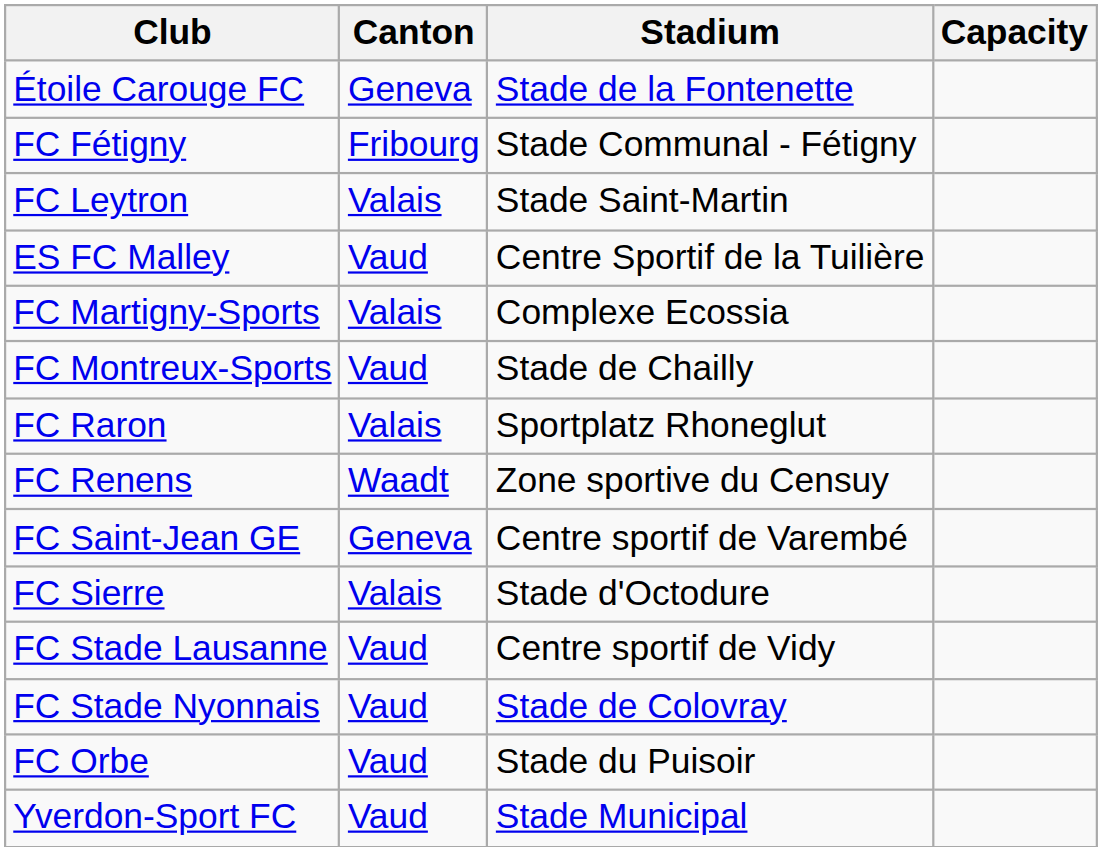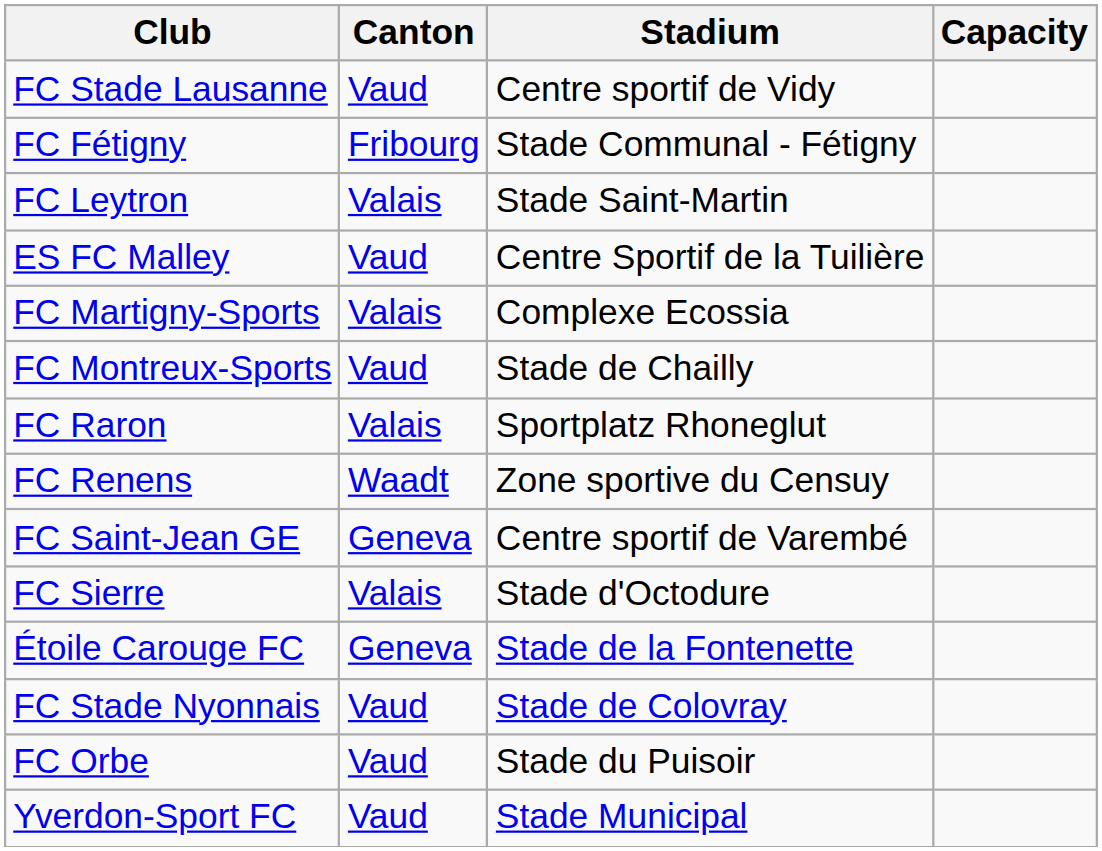rows swapped: (159, 88) <-> (171, 649)
